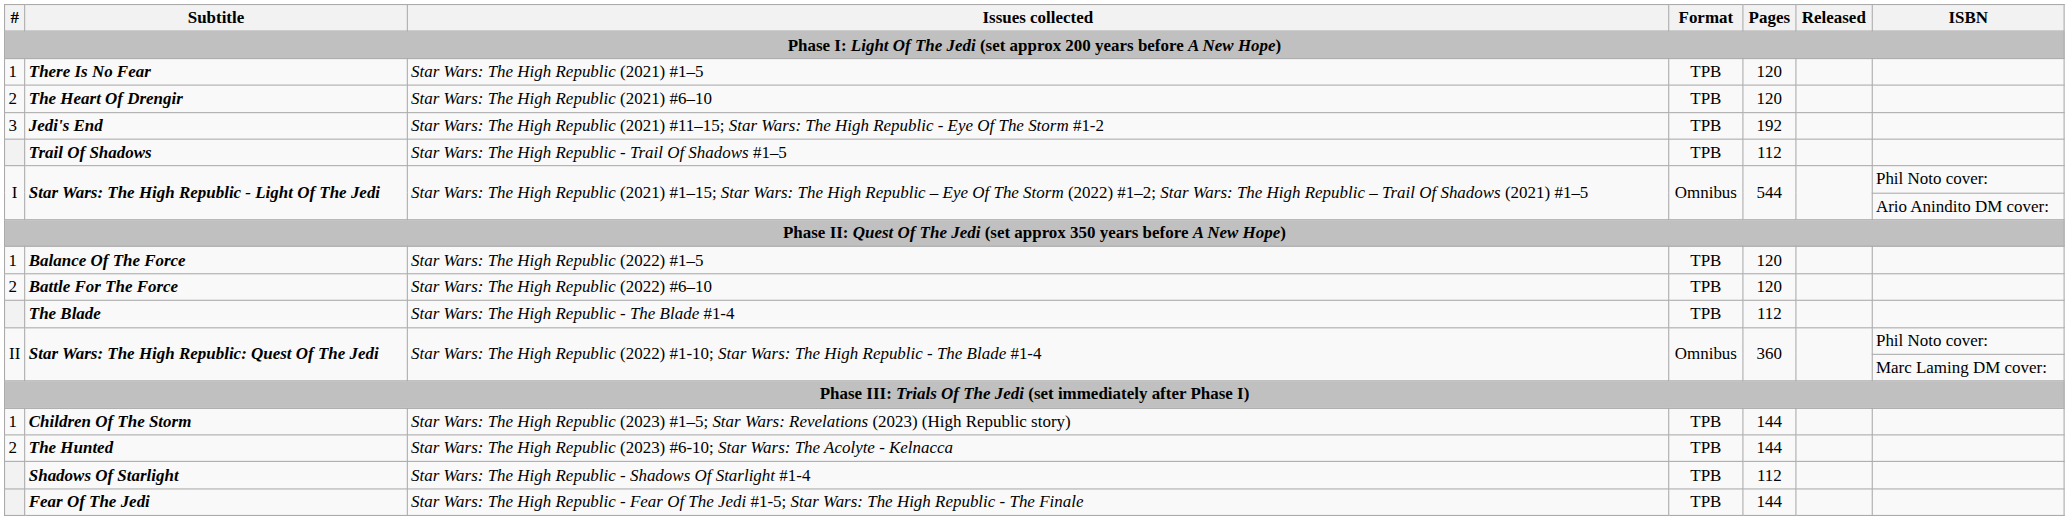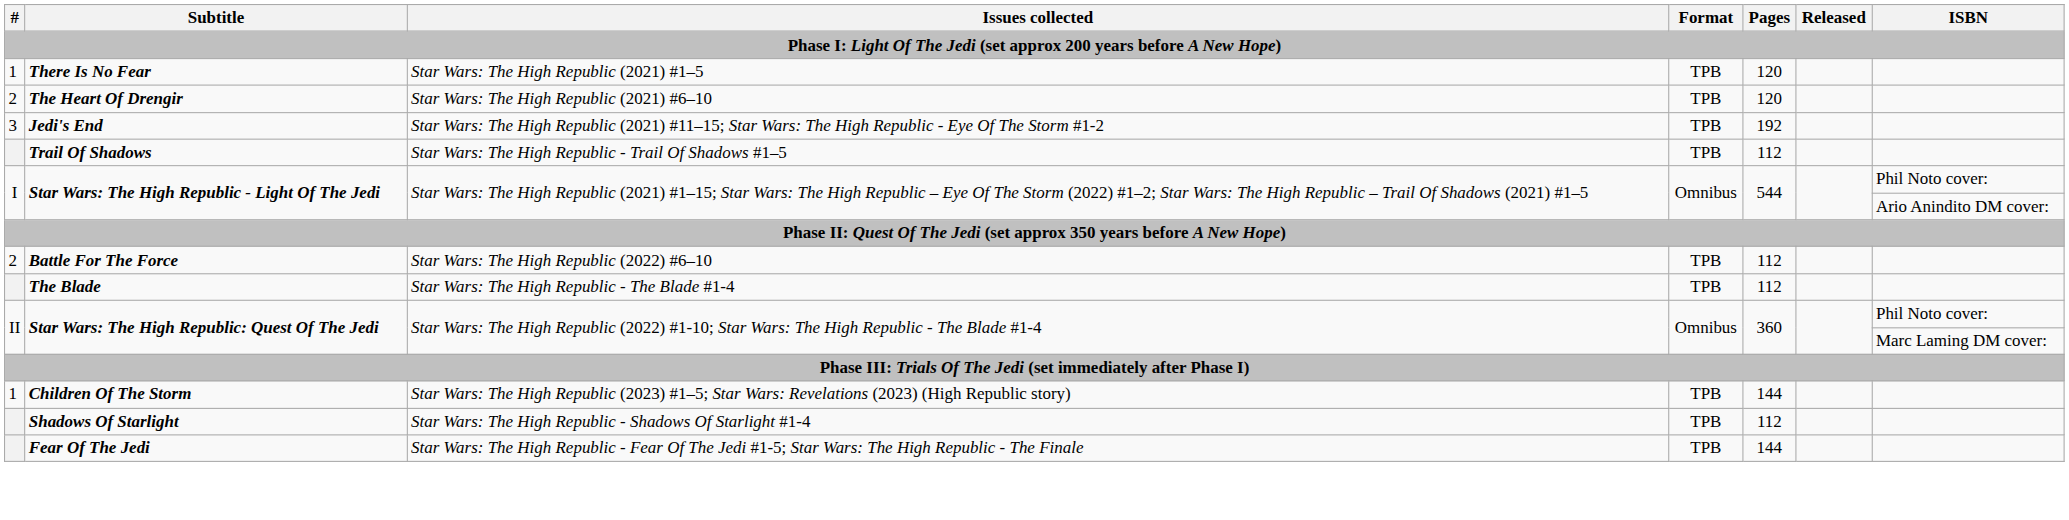- row: (107, 260)
(1769, 286) 120 -> (1769, 260) 112
- row: (71, 448)
